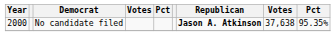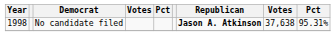(17, 24) 2000 -> (17, 24) 1998
(313, 24) 95.35% -> (313, 24) 95.31%
